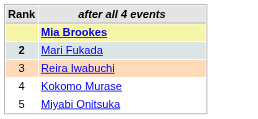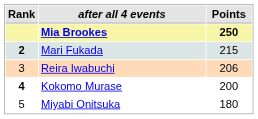+ column: (229, 14)
(22, 86) normal -> (22, 86) bold
